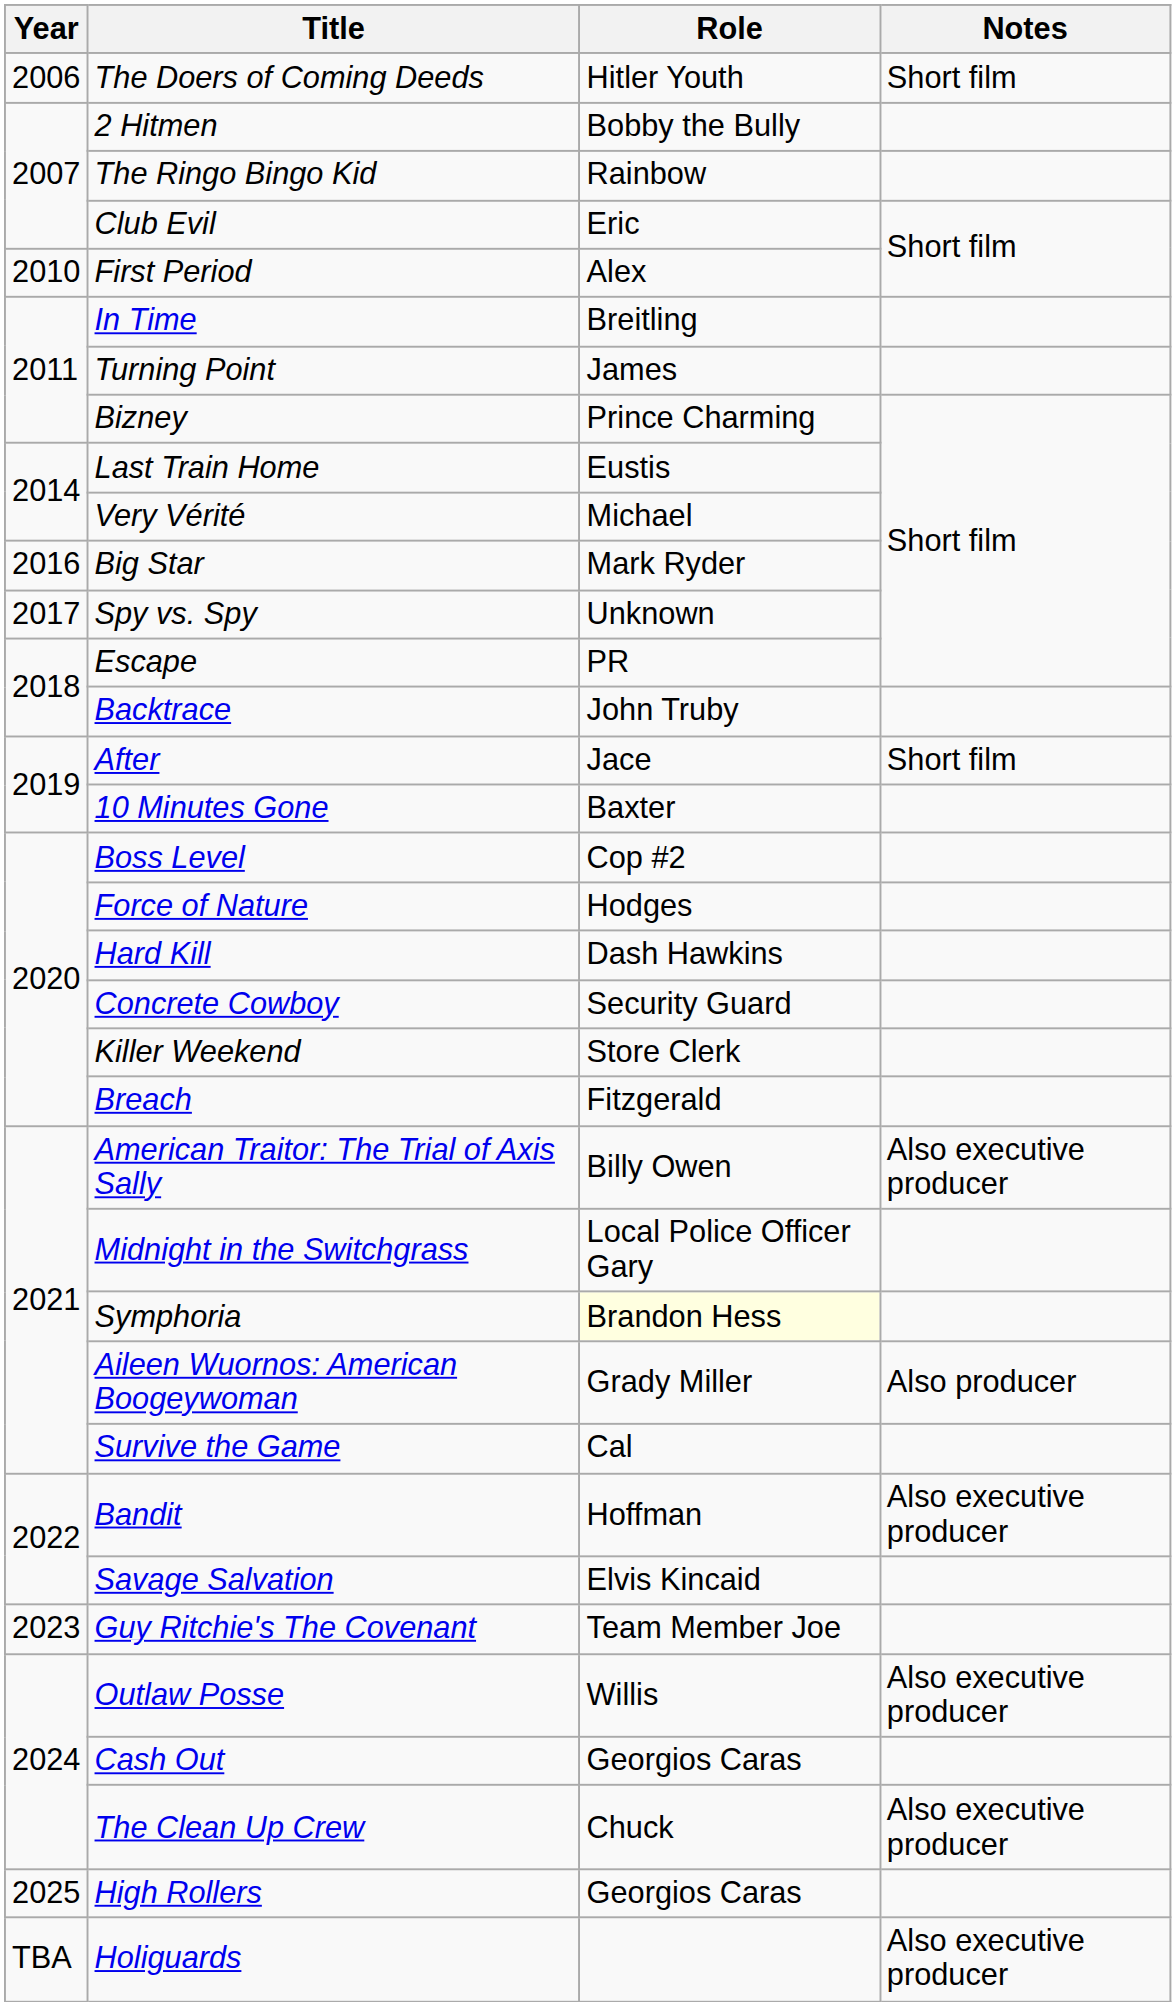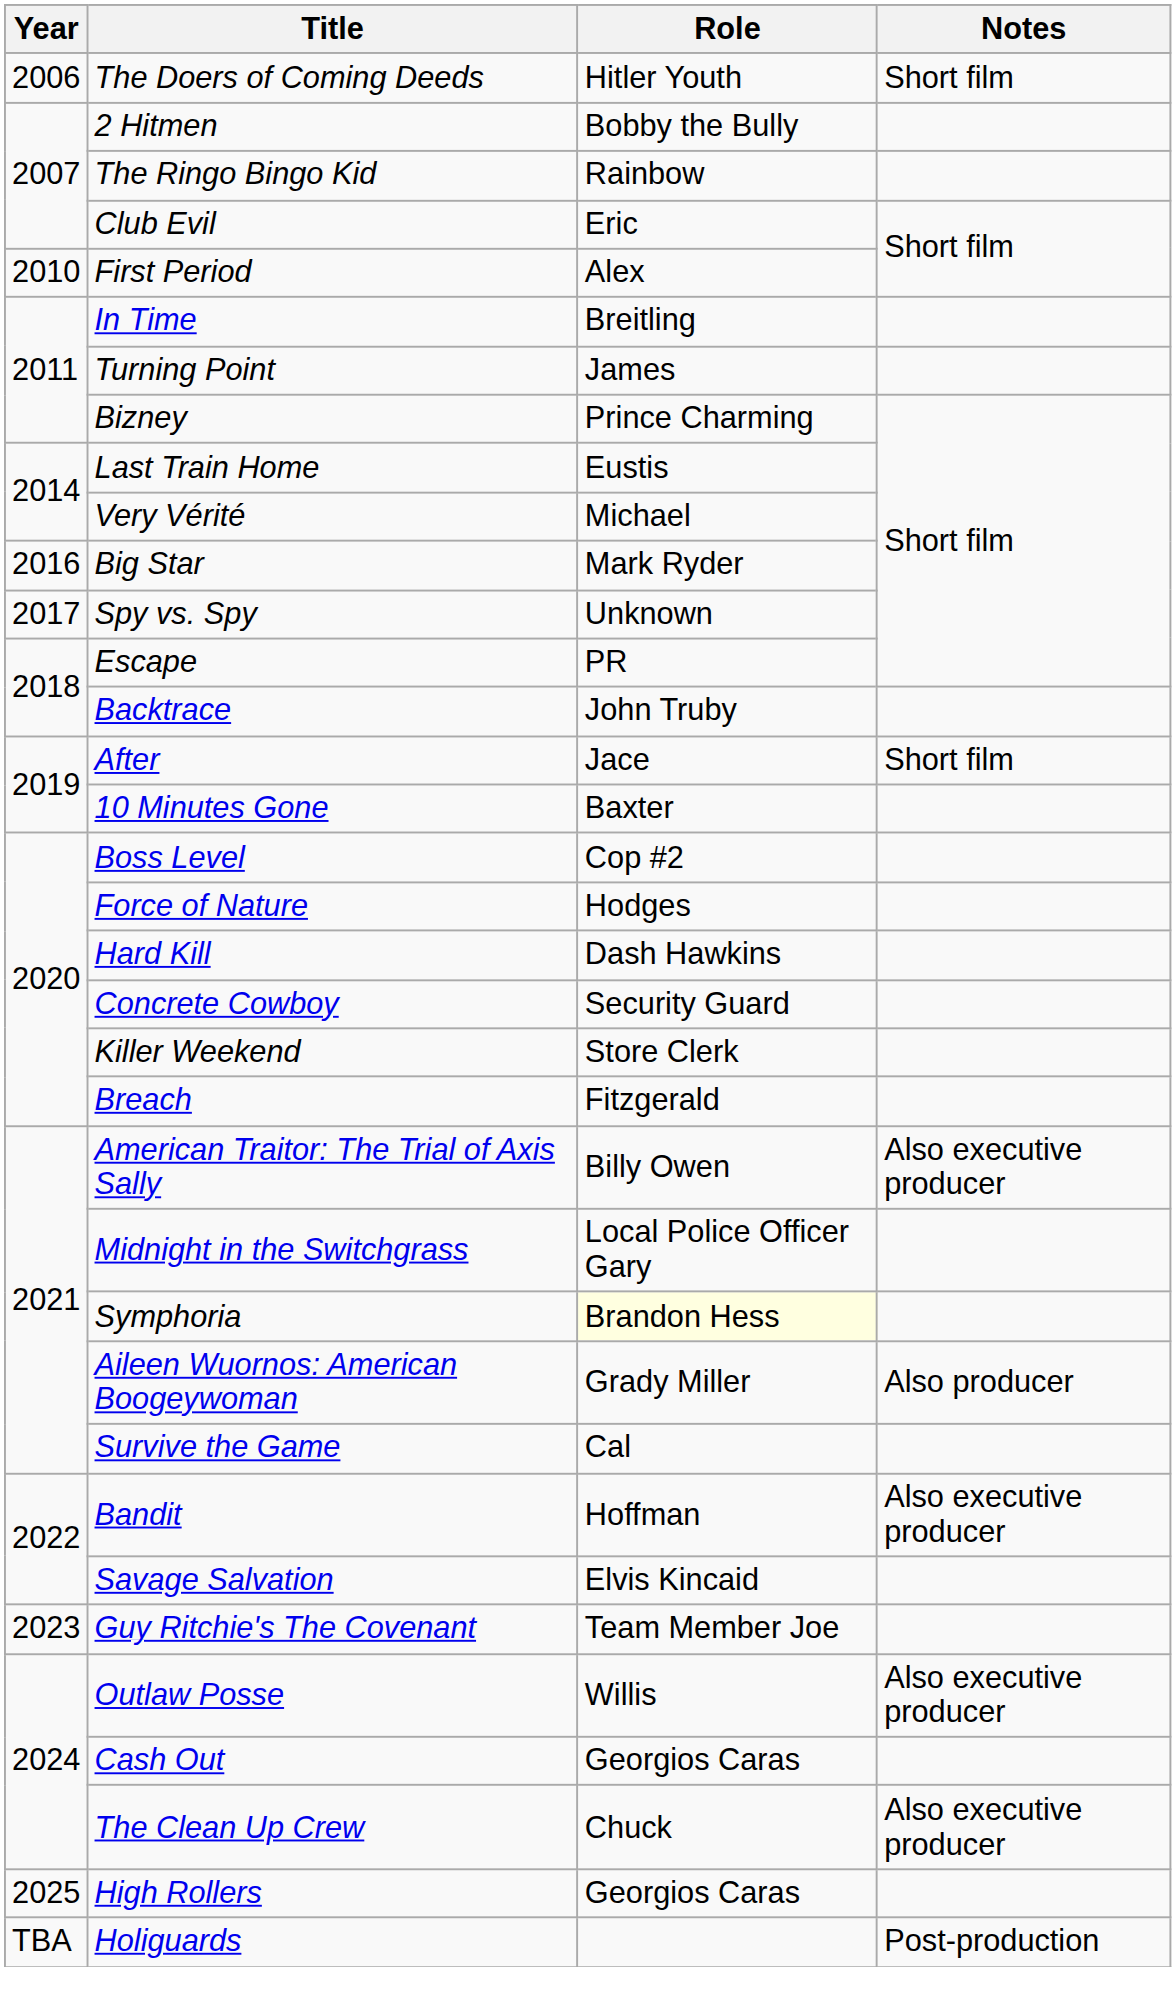(986, 1958) Also executive producer -> (992, 1941) Post-production
